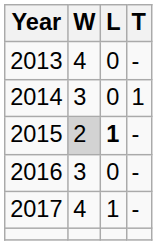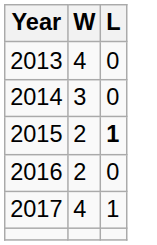- column: (139, 23)
(80, 135) lightgrey background -> (80, 135) no background
(80, 172) 3 -> (80, 172) 2
